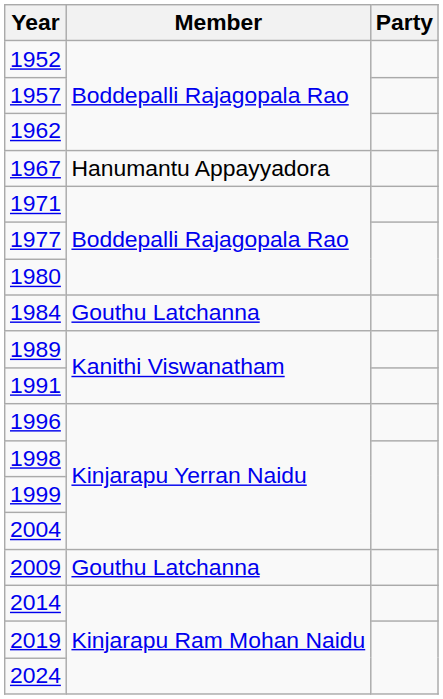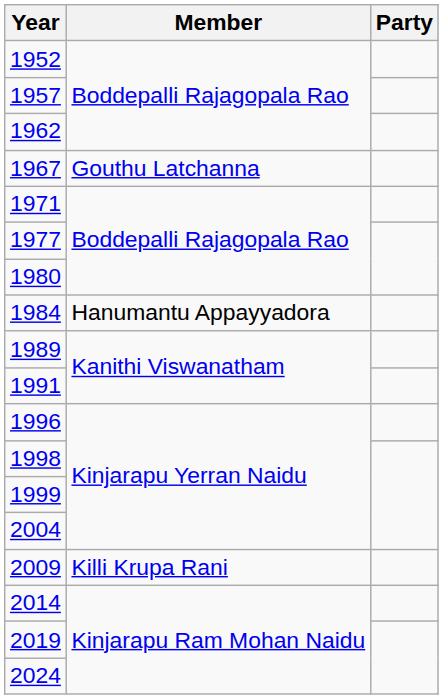(201, 167) Hanumantu Appayyadora -> (166, 167) Gouthu Latchanna
(166, 312) Gouthu Latchanna -> (201, 312) Hanumantu Appayyadora
(166, 566) Gouthu Latchanna -> (150, 566) Killi Krupa Rani
